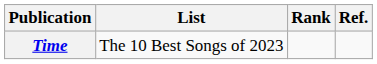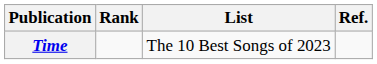columns swapped: (191, 17) <-> (311, 17)
